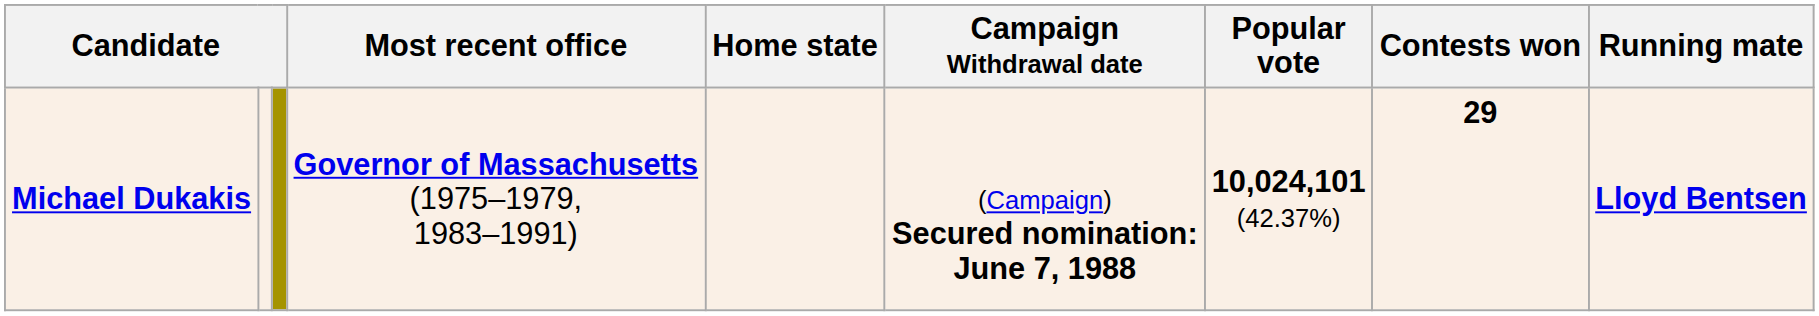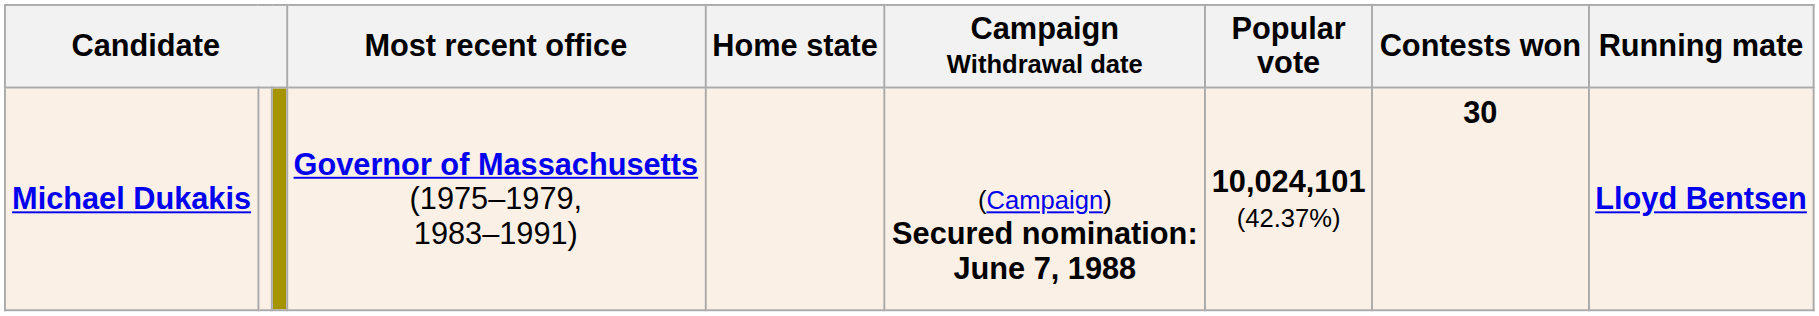(1480, 112) 29 -> (1480, 112) 30
